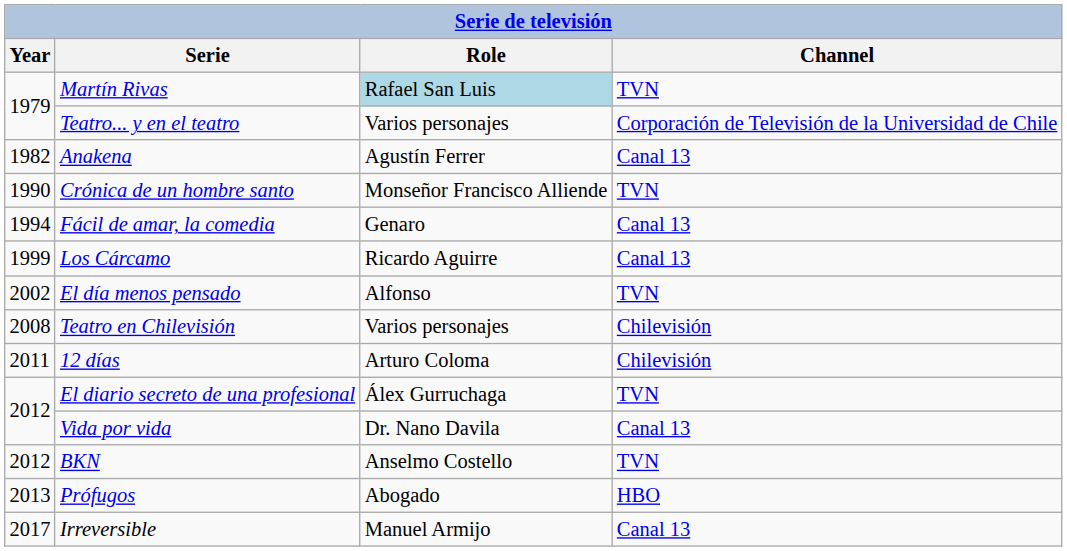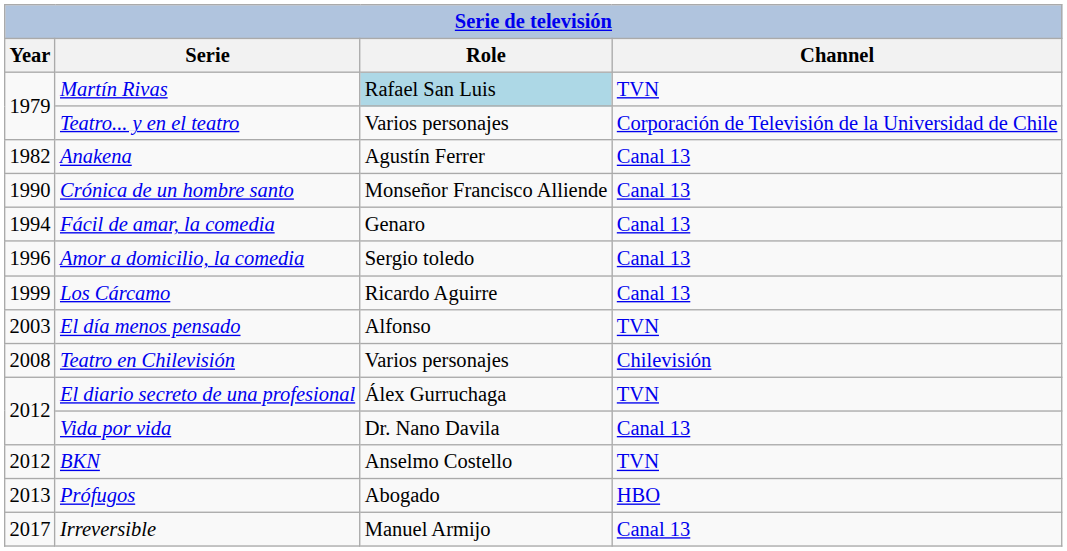(638, 190) TVN -> (654, 190) Canal 13
+ row: (182, 258)
(30, 292) 2002 -> (30, 326) 2003
- row: (90, 359)
